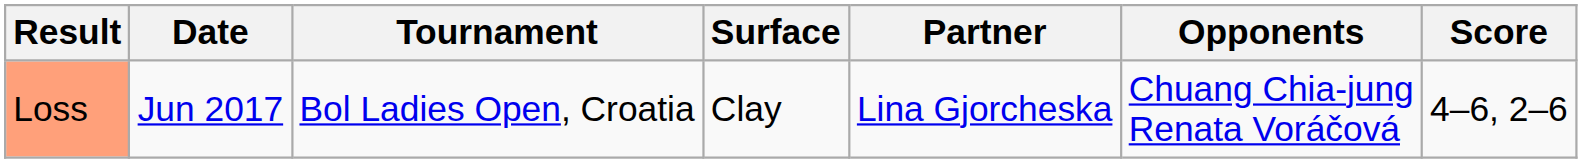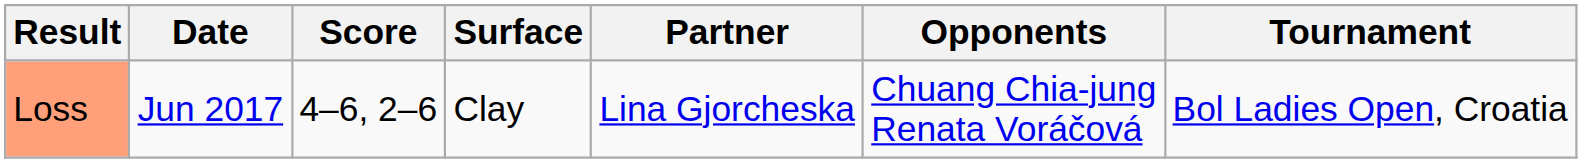columns swapped: (497, 32) <-> (1499, 32)
